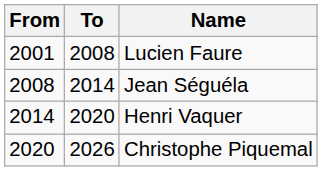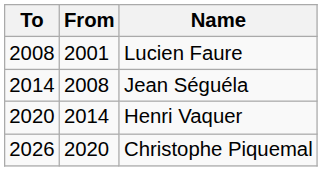columns swapped: (35, 20) <-> (92, 20)
